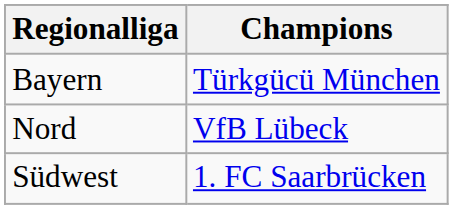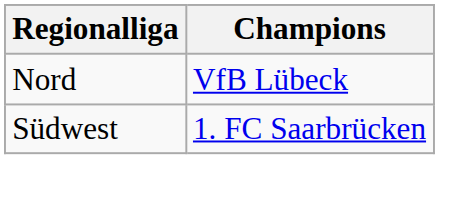- row: (57, 78)
